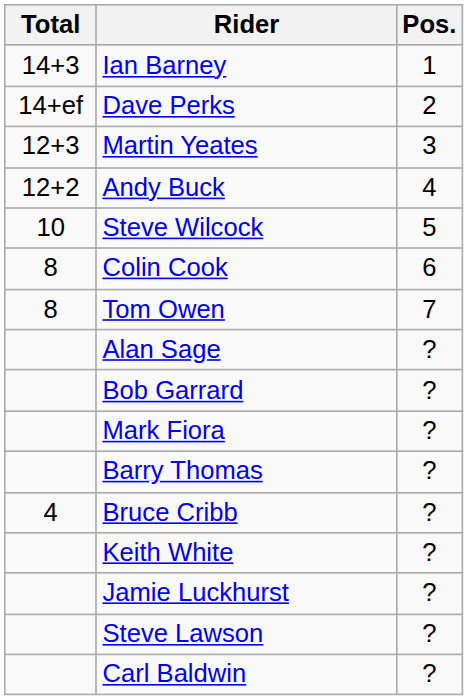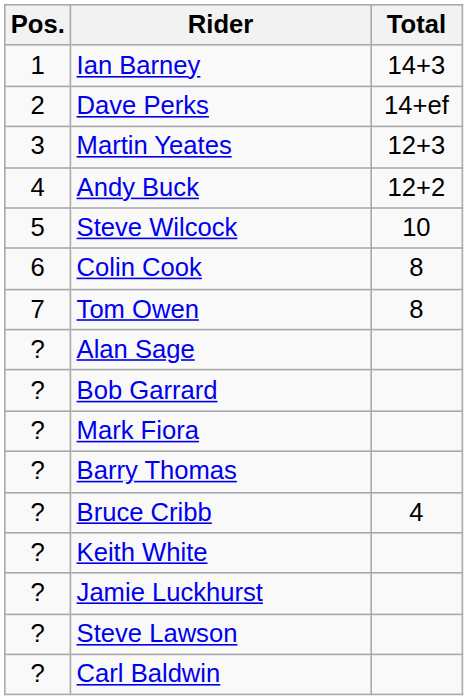columns swapped: (429, 24) <-> (51, 24)
